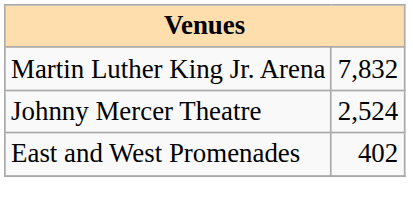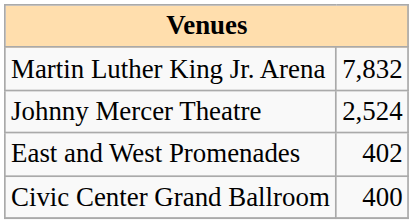+ row: (170, 196)
